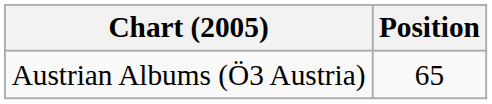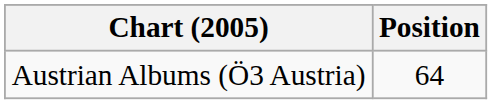(429, 74) 65 -> (429, 74) 64
